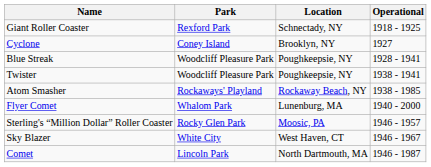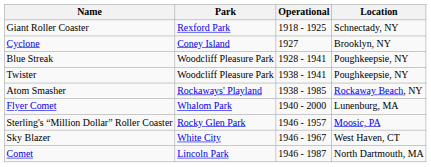columns swapped: (323, 12) <-> (398, 12)
